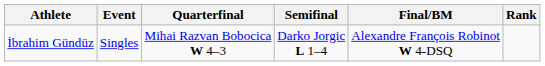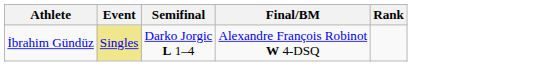- column: (208, 14)
(119, 43) no background -> (119, 43) khaki background
